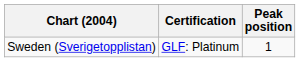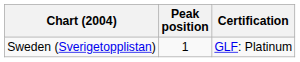columns swapped: (268, 20) <-> (200, 20)
